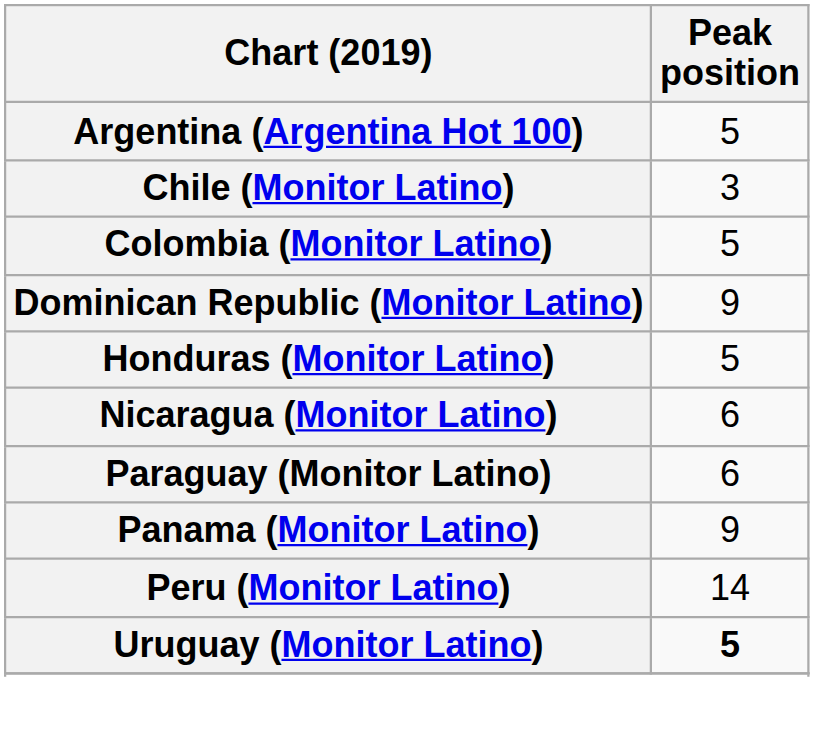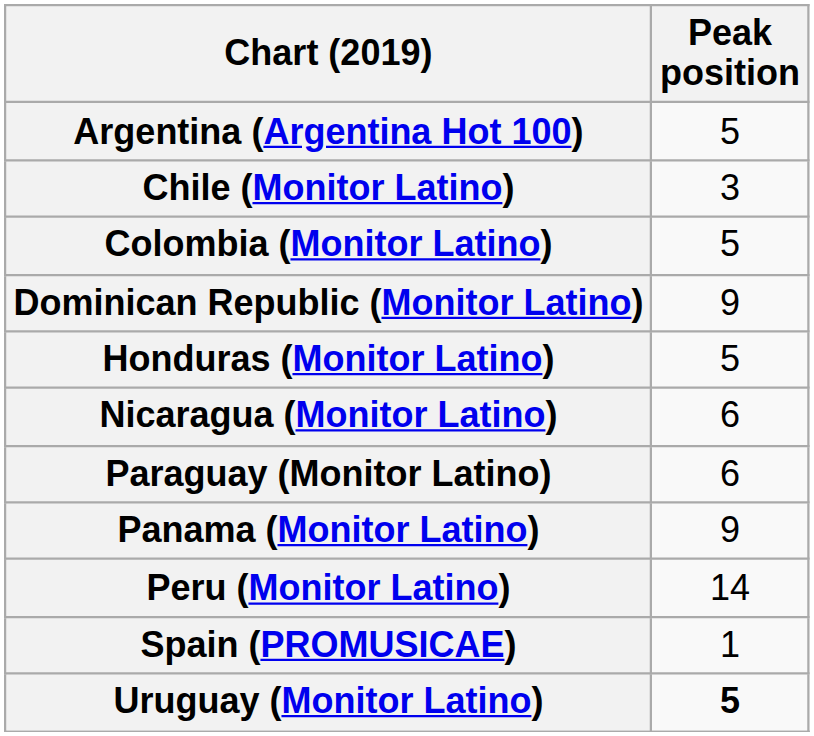+ row: (328, 644)
